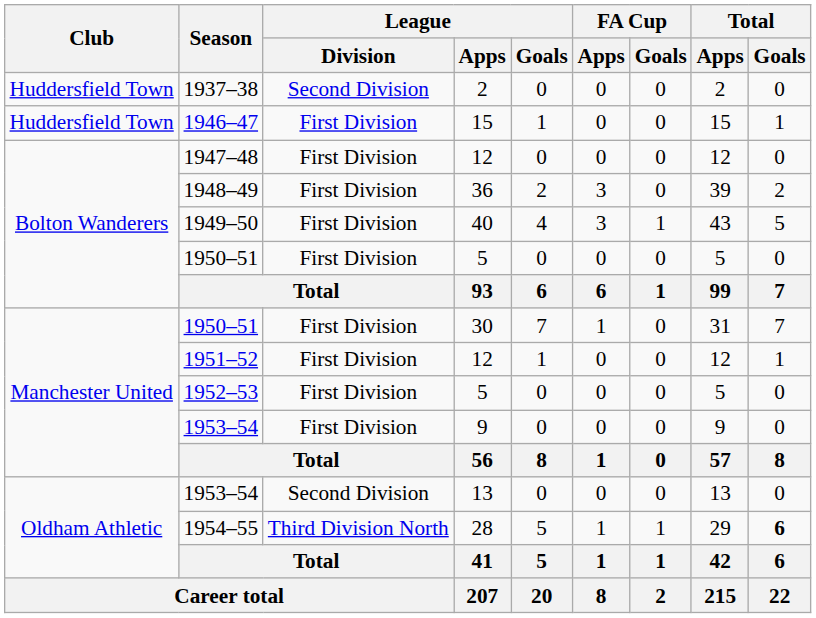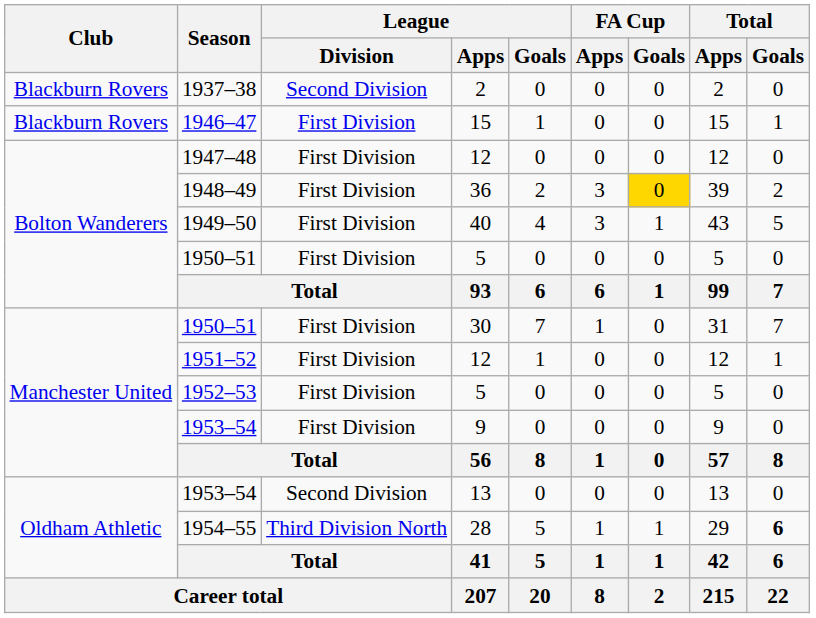(92, 88) Huddersfield Town -> (91, 88) Blackburn Rovers
(92, 122) Huddersfield Town -> (91, 122) Blackburn Rovers
(661, 190) no background -> (659, 190) gold background
